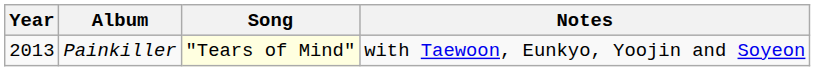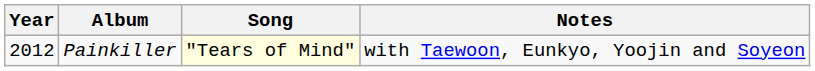(32, 51) 2013 -> (32, 51) 2012
